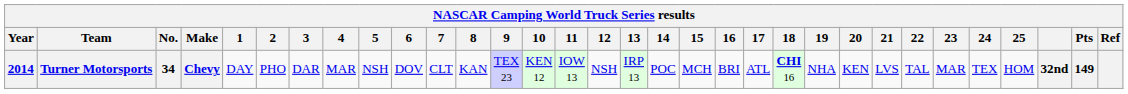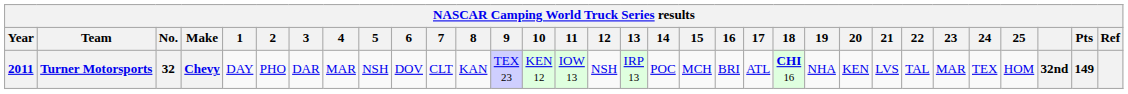(21, 69) 2014 -> (21, 69) 2011
(168, 69) 34 -> (168, 69) 32
